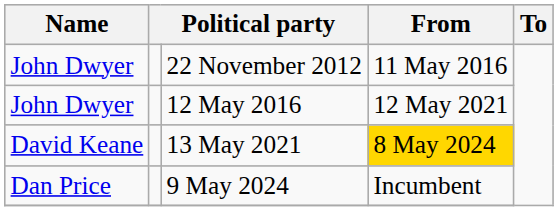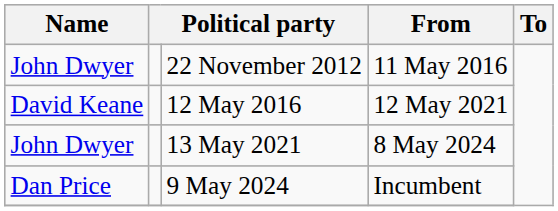(72, 104) John Dwyer -> (77, 104) David Keane
(77, 144) David Keane -> (72, 144) John Dwyer
(435, 144) gold background -> (435, 144) no background
